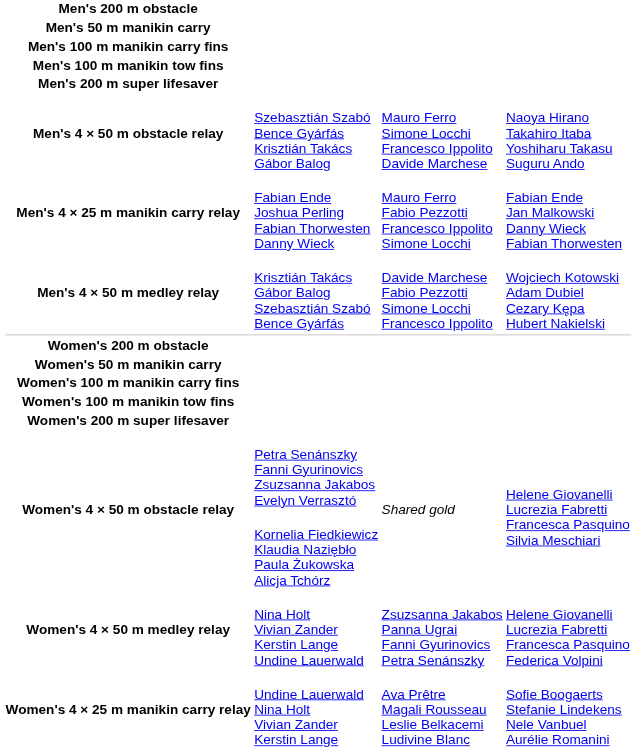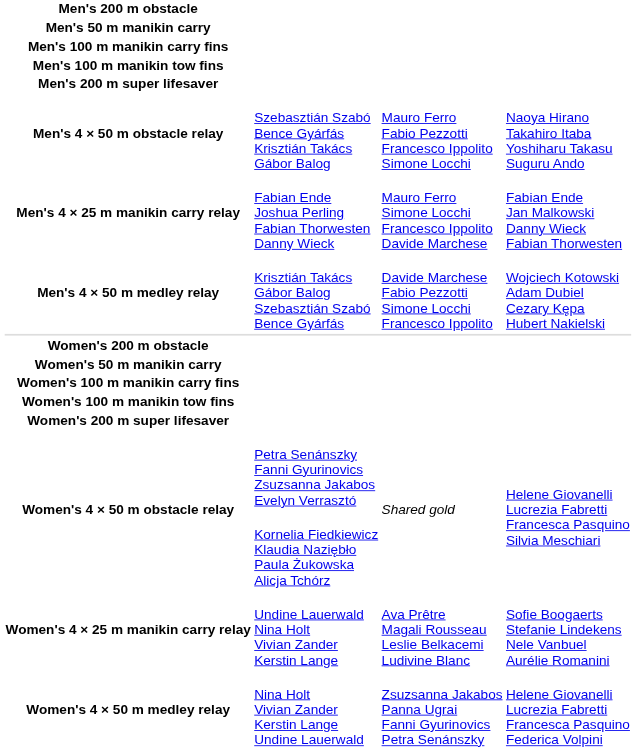(437, 141) Mauro Ferro Simone Locchi Francesco Ippolito Davide Marchese -> (437, 141) Mauro Ferro Fabio Pezzotti Francesco Ippolito Simone Locchi
(437, 220) Mauro Ferro Fabio Pezzotti Francesco Ippolito Simone Locchi -> (437, 220) Mauro Ferro Simone Locchi Francesco Ippolito Davide Marchese
rows swapped: (128, 709) <-> (128, 629)
